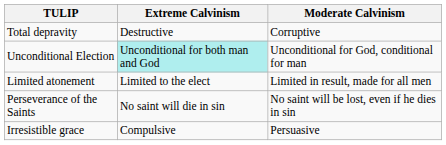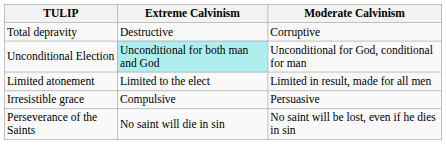rows swapped: (46, 130) <-> (52, 106)
